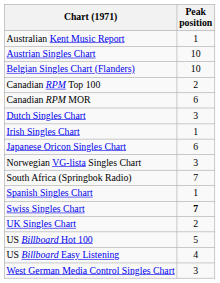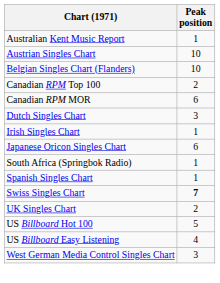- row: (74, 162)
(196, 178) 7 -> (196, 162) 1
